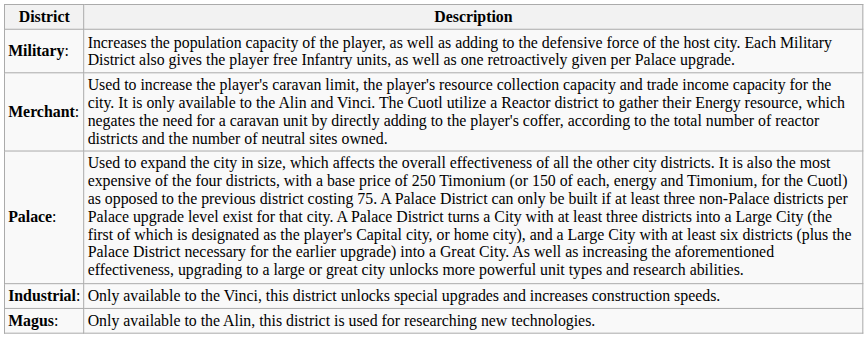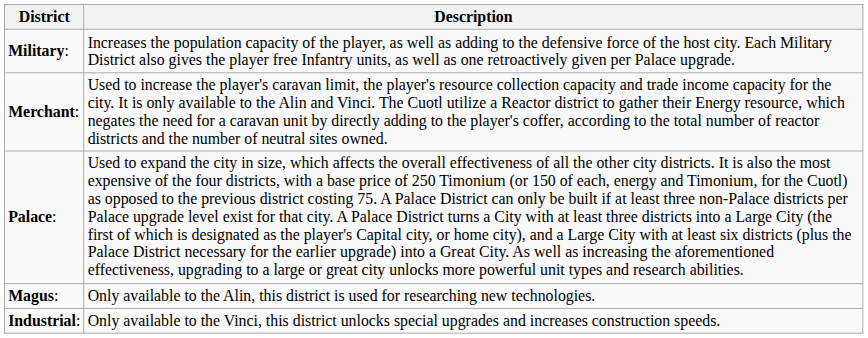rows swapped: (33, 320) <-> (44, 295)
